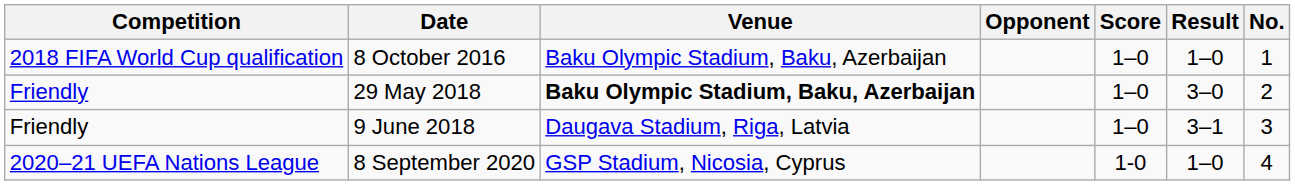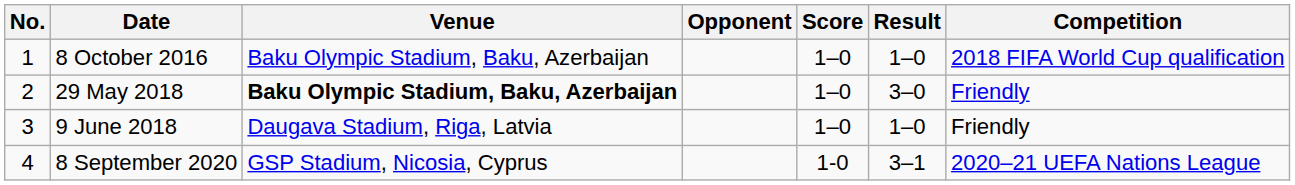columns swapped: (1267, 22) <-> (176, 22)
(1205, 127) 3–1 -> (907, 127) 1–0
(1205, 162) 1–0 -> (907, 162) 3–1
